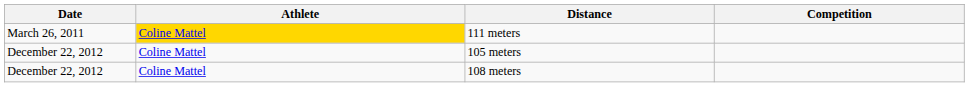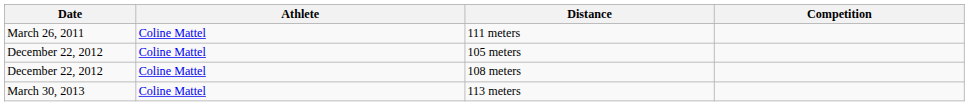(172, 33) gold background -> (172, 33) no background
+ row: (494, 91)
